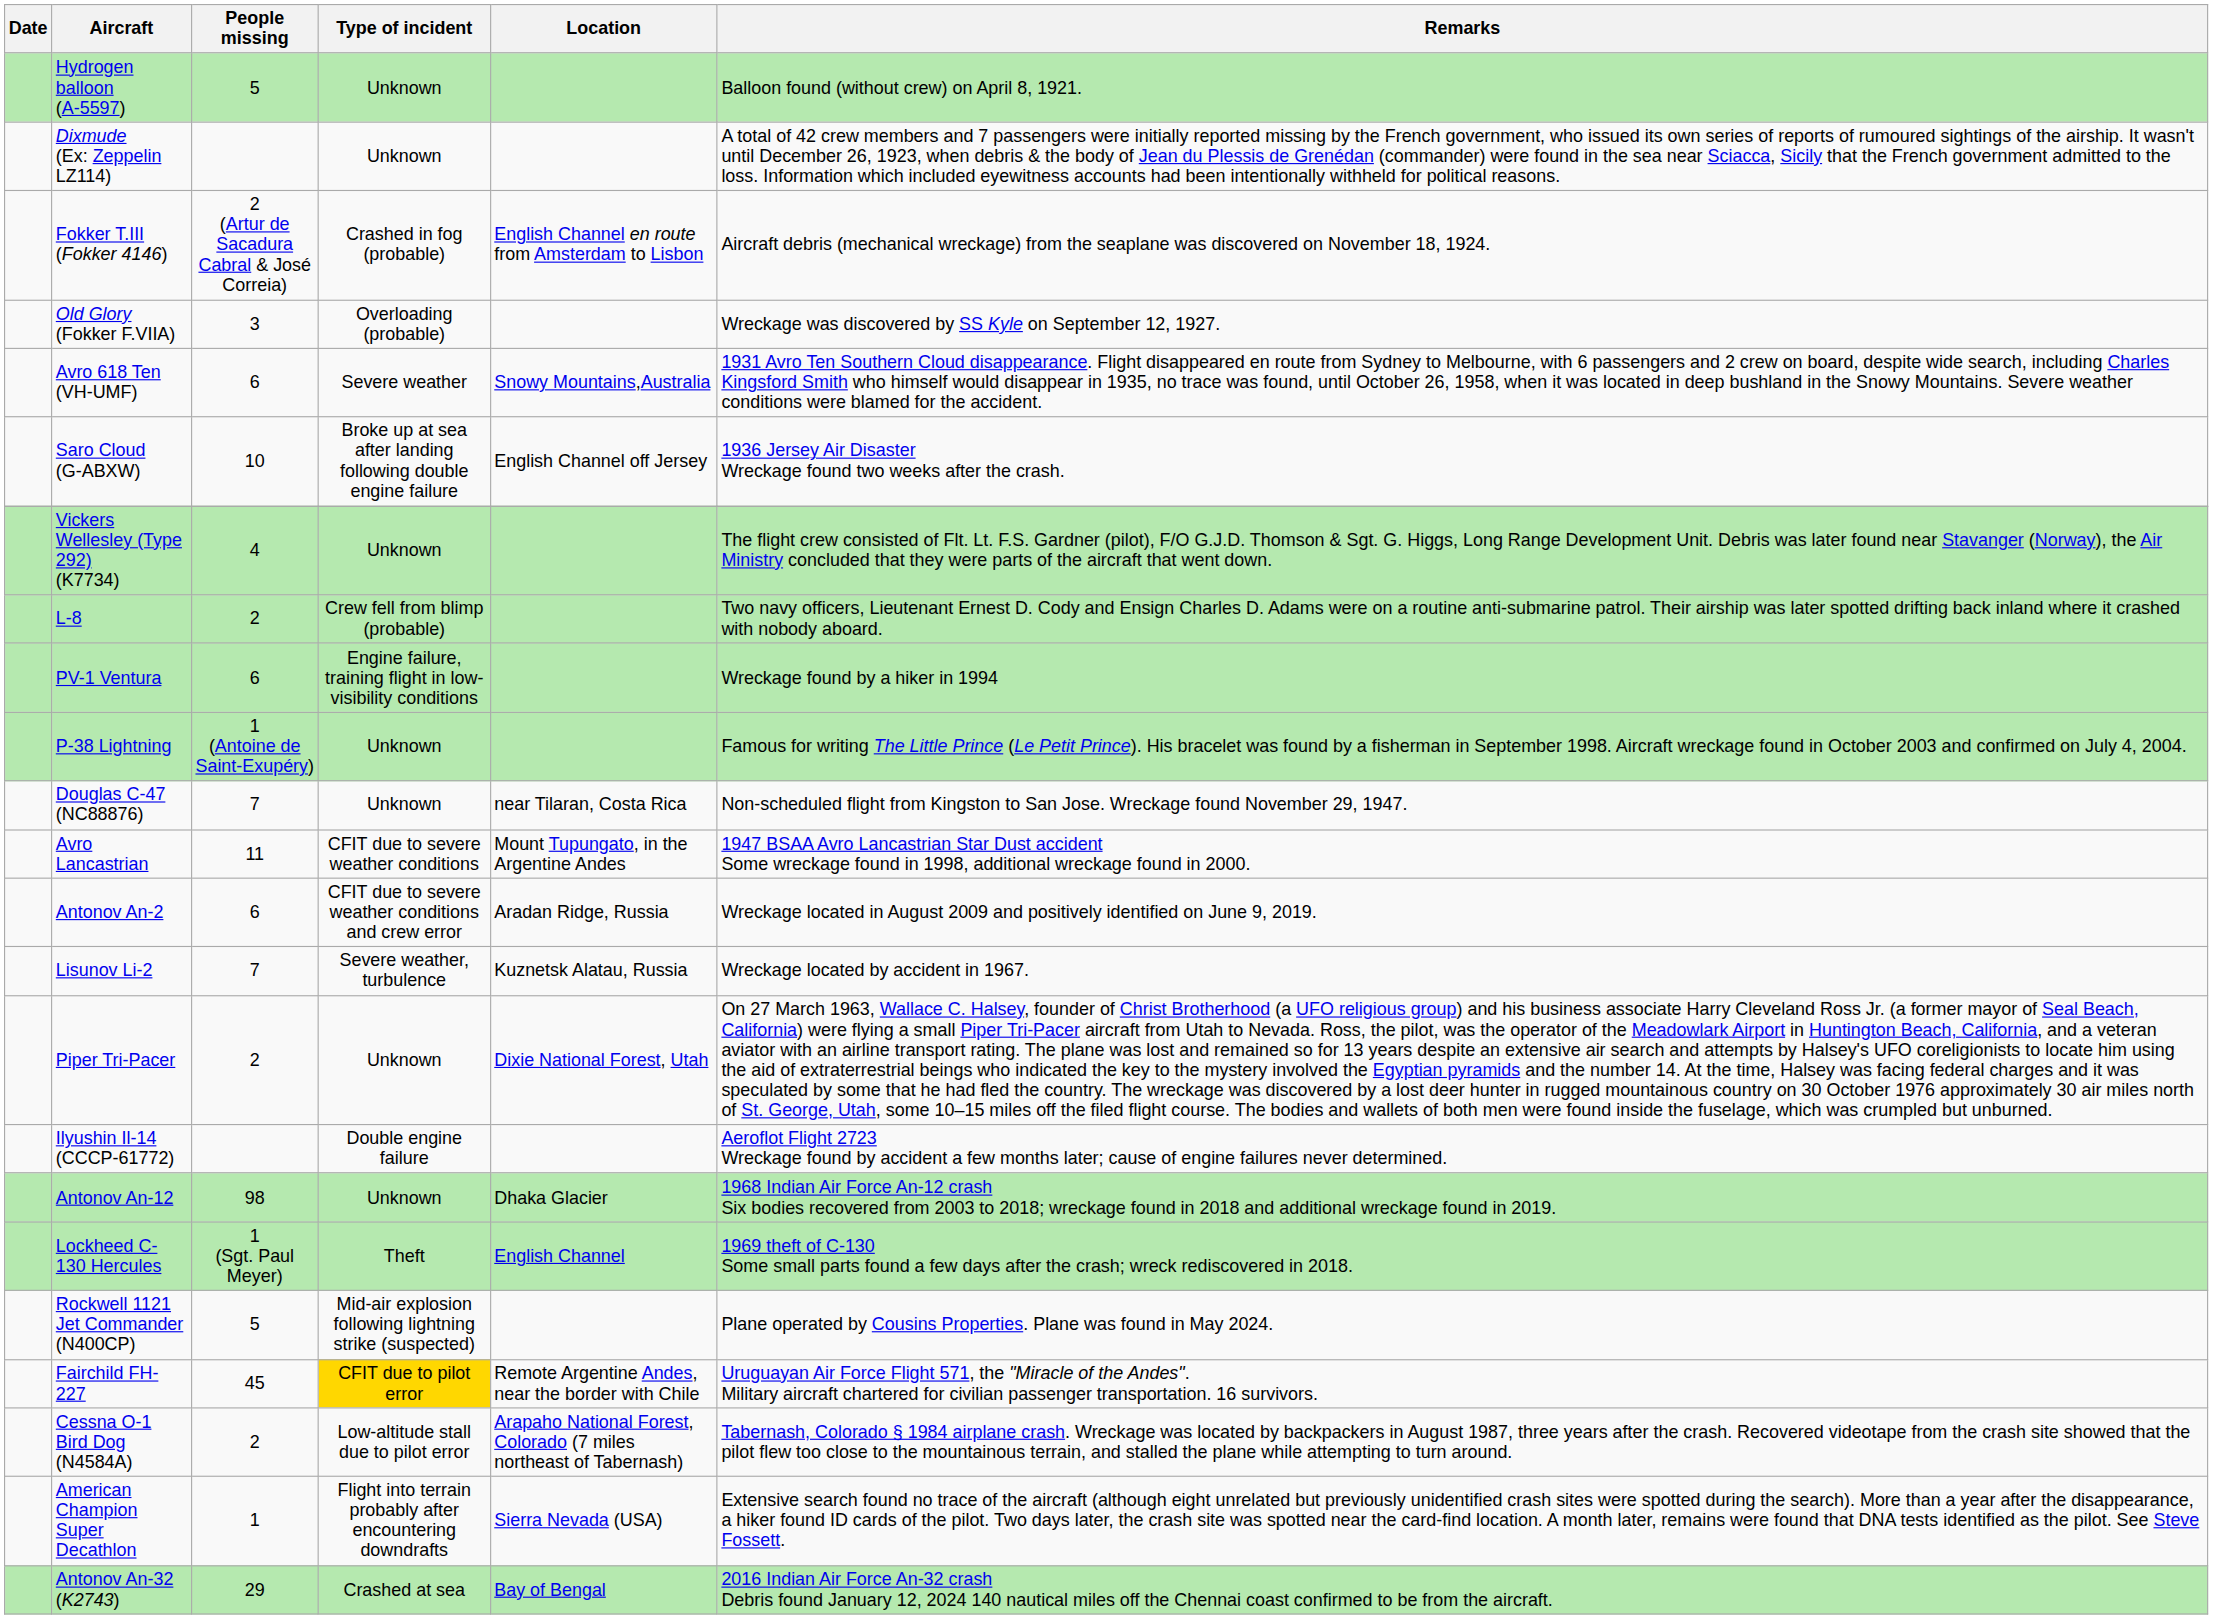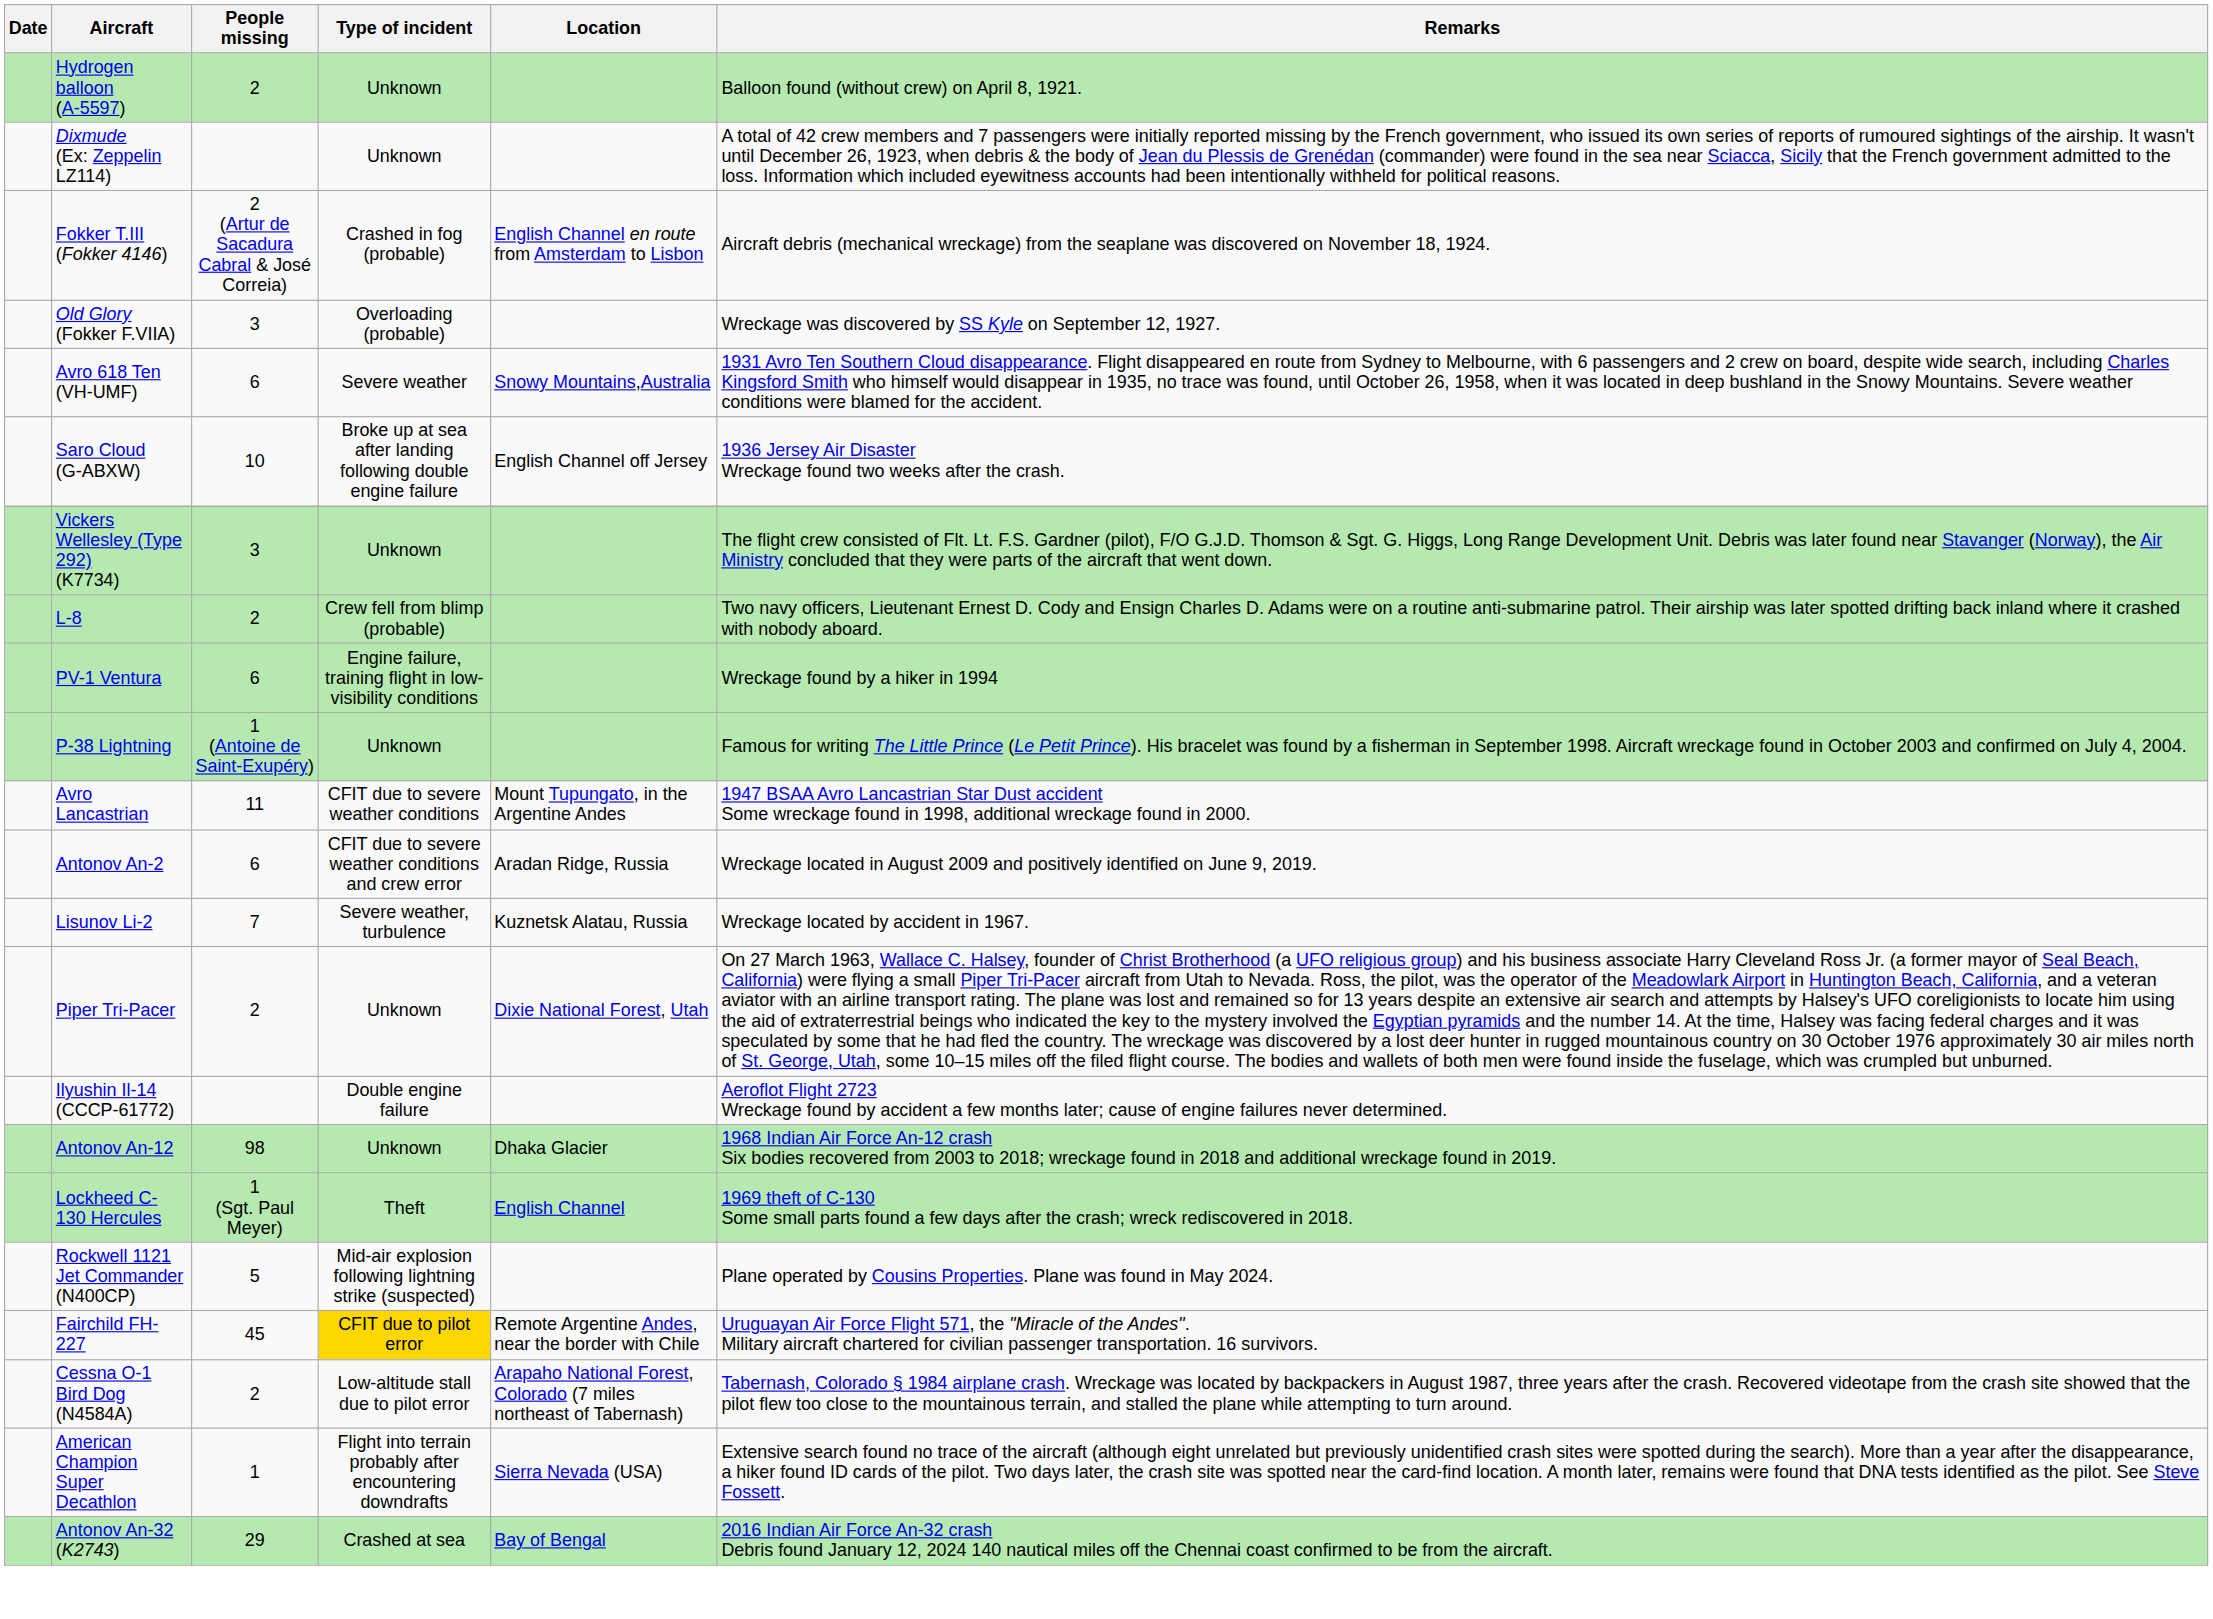(255, 87) 5 -> (255, 87) 2
(255, 550) 4 -> (255, 550) 3
- row: (111, 805)
